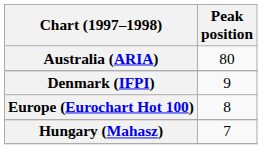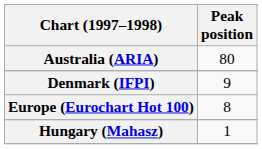(227, 131) 7 -> (227, 131) 1
